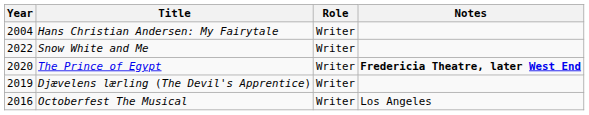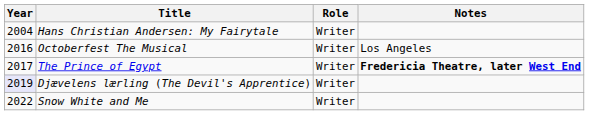rows swapped: (113, 101) <-> (93, 48)
(20, 66) 2020 -> (20, 66) 2017
(20, 84) no background -> (20, 84) lavender background
